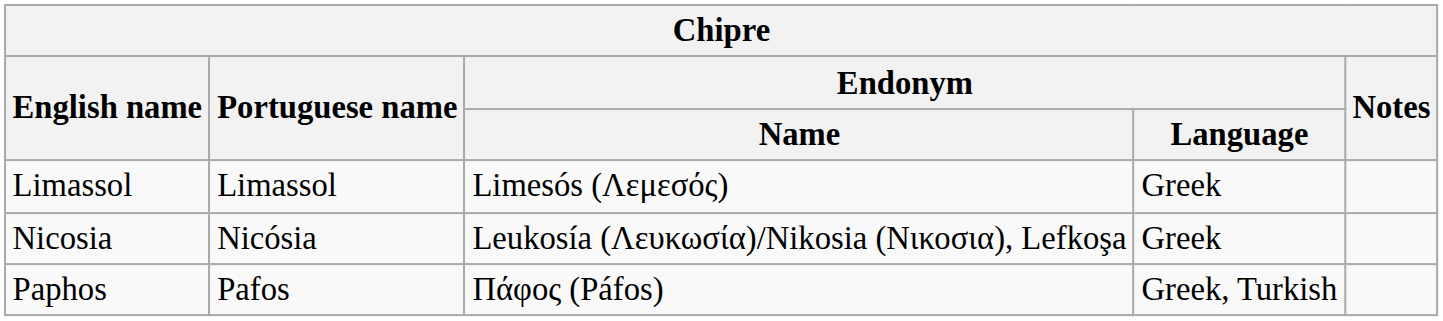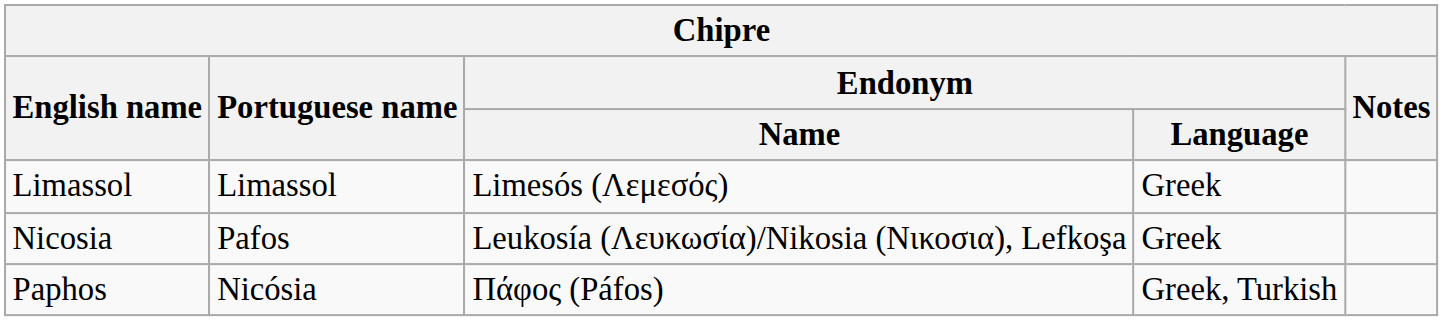(267, 237) Nicósia -> (253, 237) Pafos
(253, 289) Pafos -> (267, 289) Nicósia
